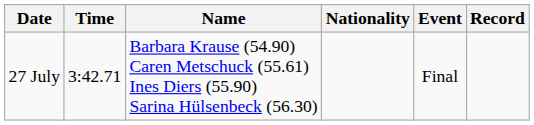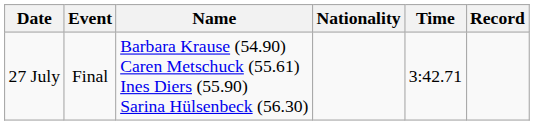columns swapped: (440, 18) <-> (95, 18)
